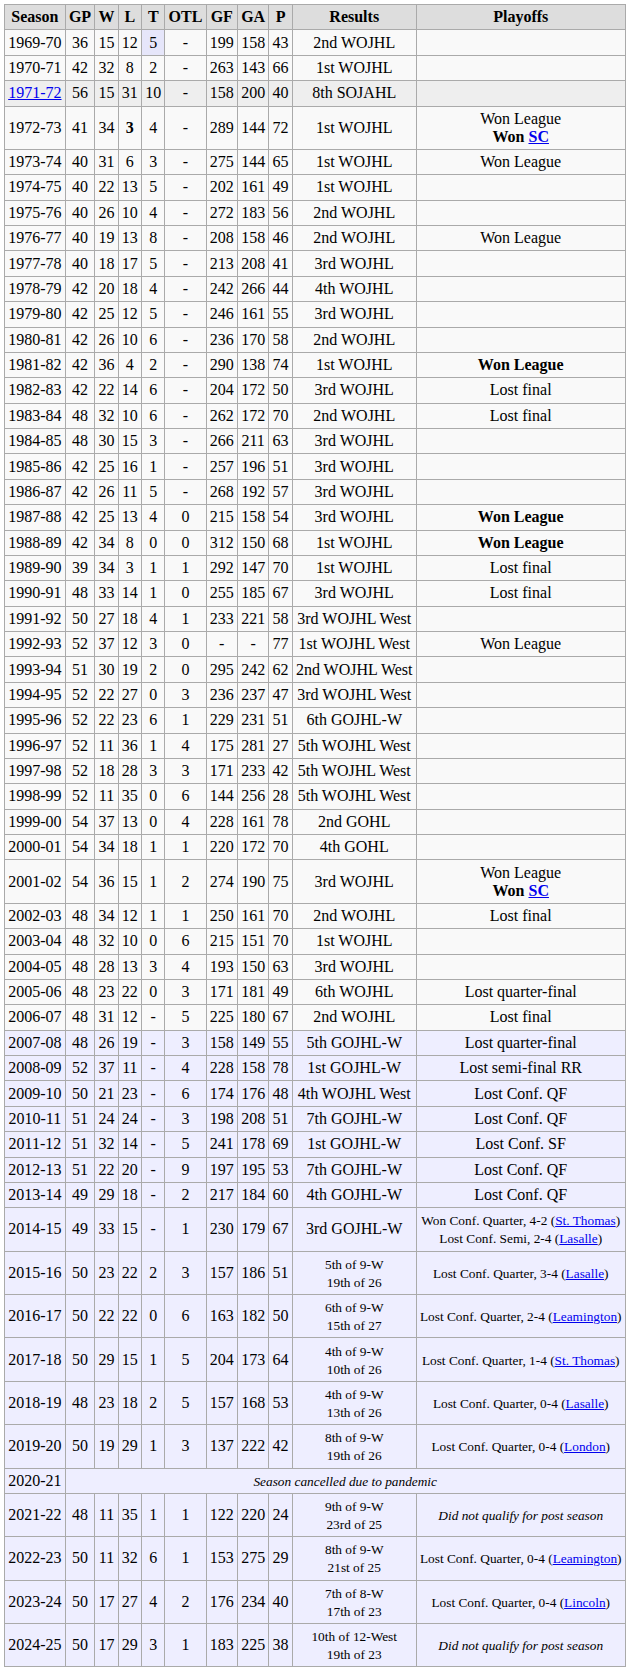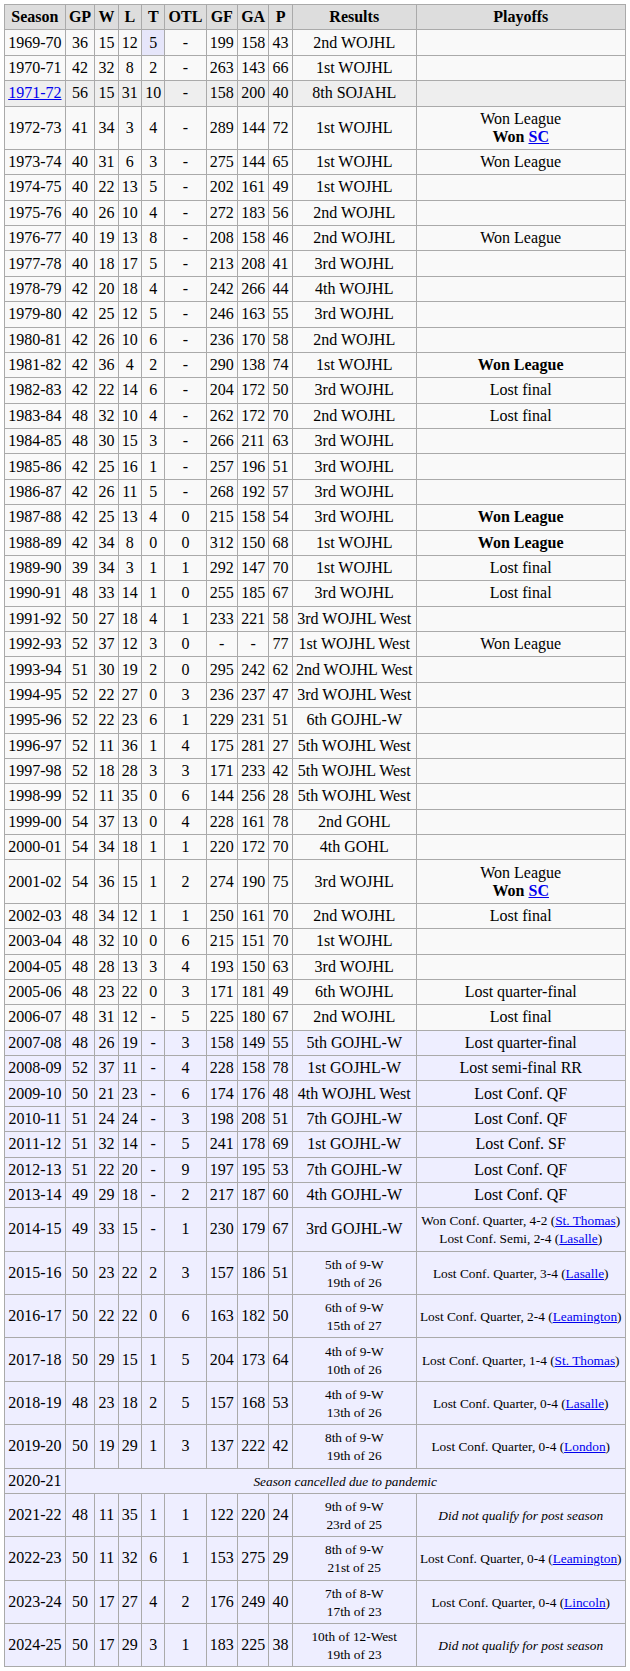(130, 127) bold -> (130, 127) normal
(253, 314) 161 -> (253, 314) 163
(153, 415) 6 -> (153, 415) 4
(253, 1195) 184 -> (253, 1195) 187
(253, 1601) 234 -> (253, 1601) 249
